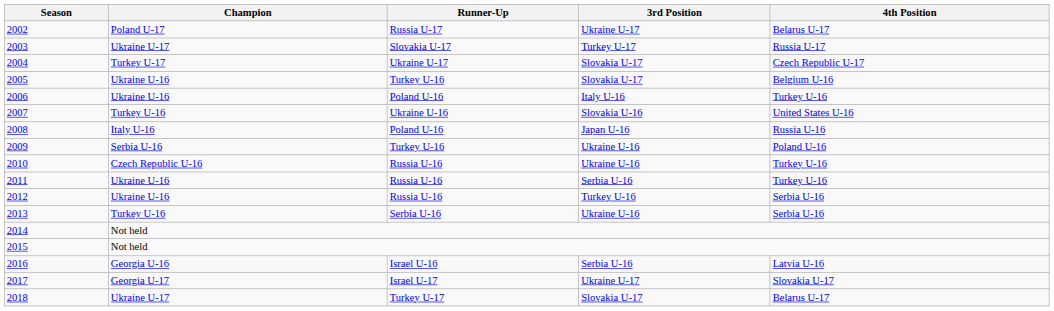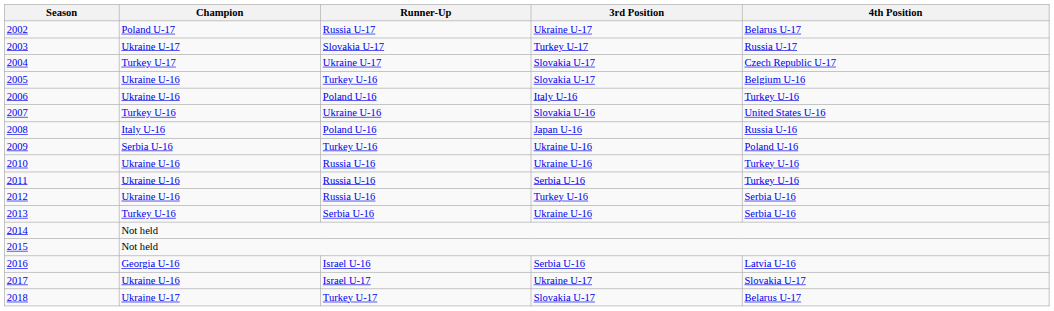(157, 163) Czech Republic U-16 -> (151, 163) Ukraine U-16
(140, 280) Georgia U-17 -> (151, 280) Ukraine U-16
